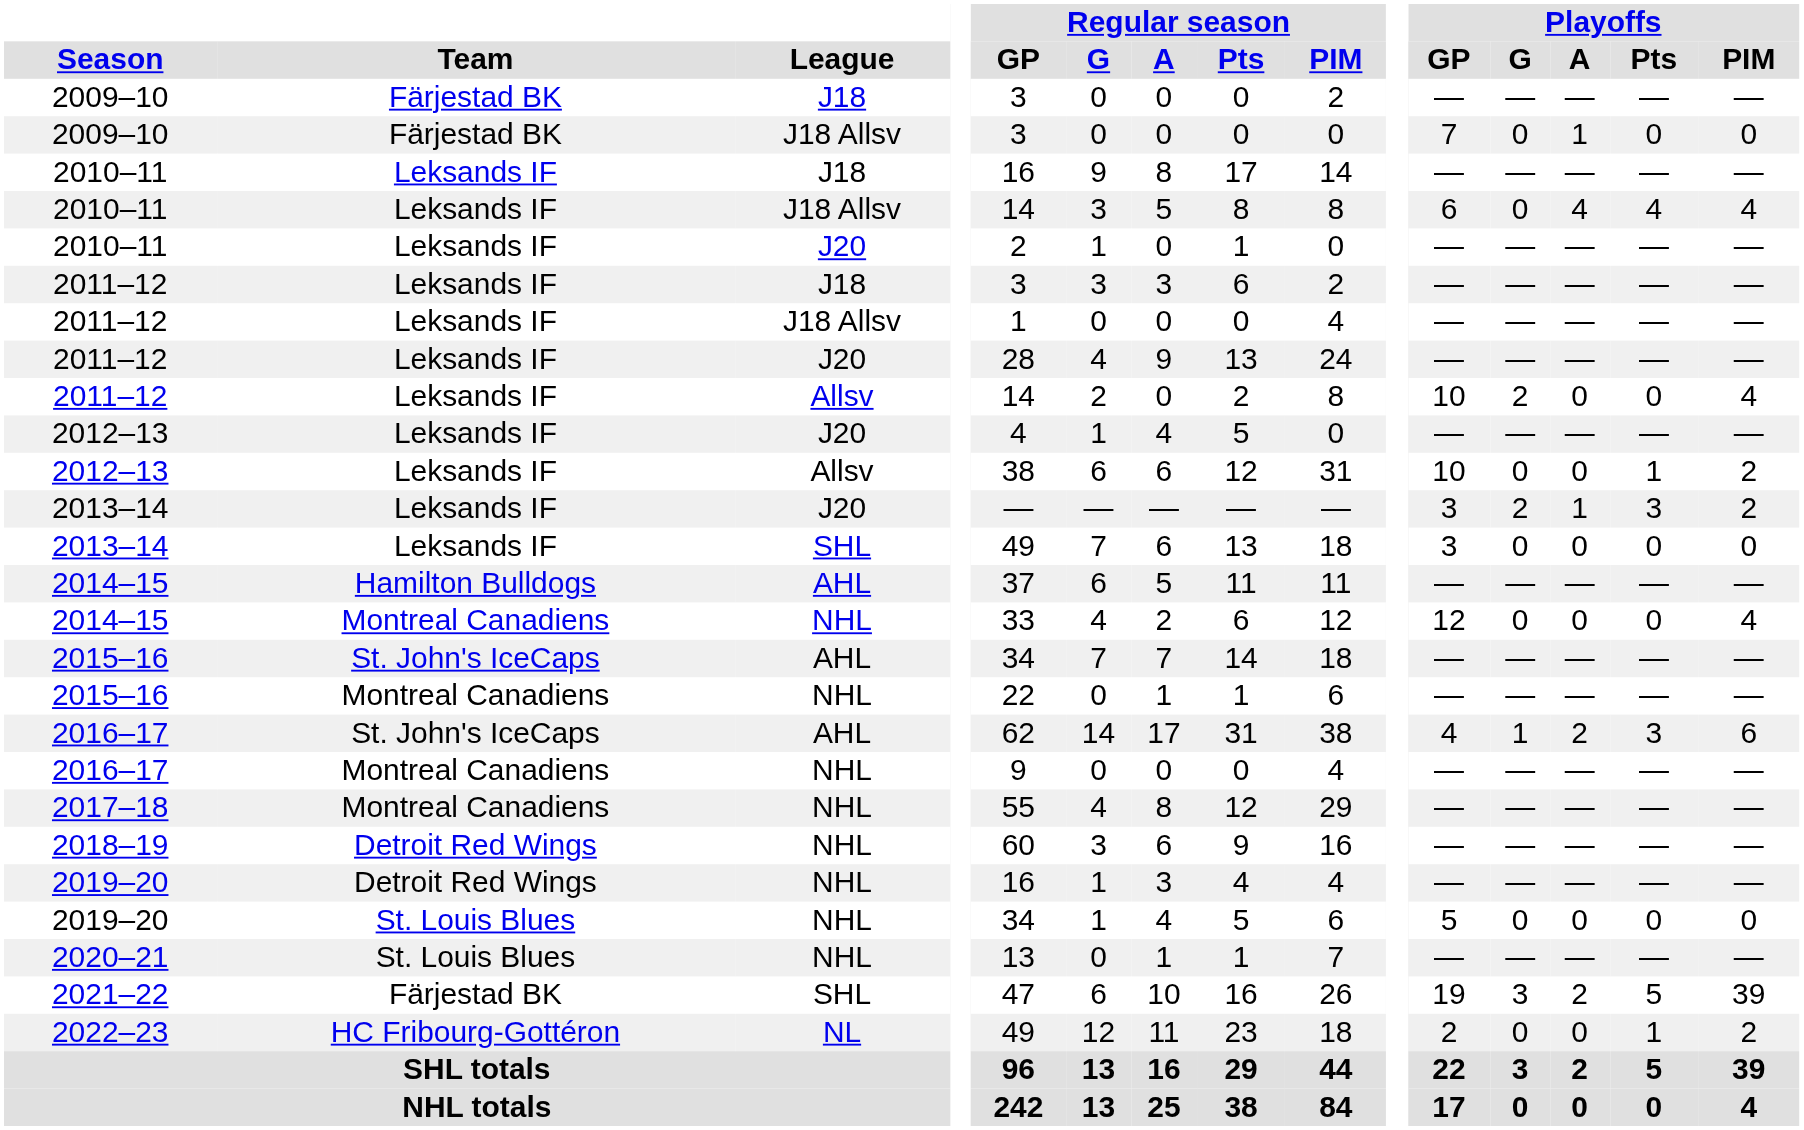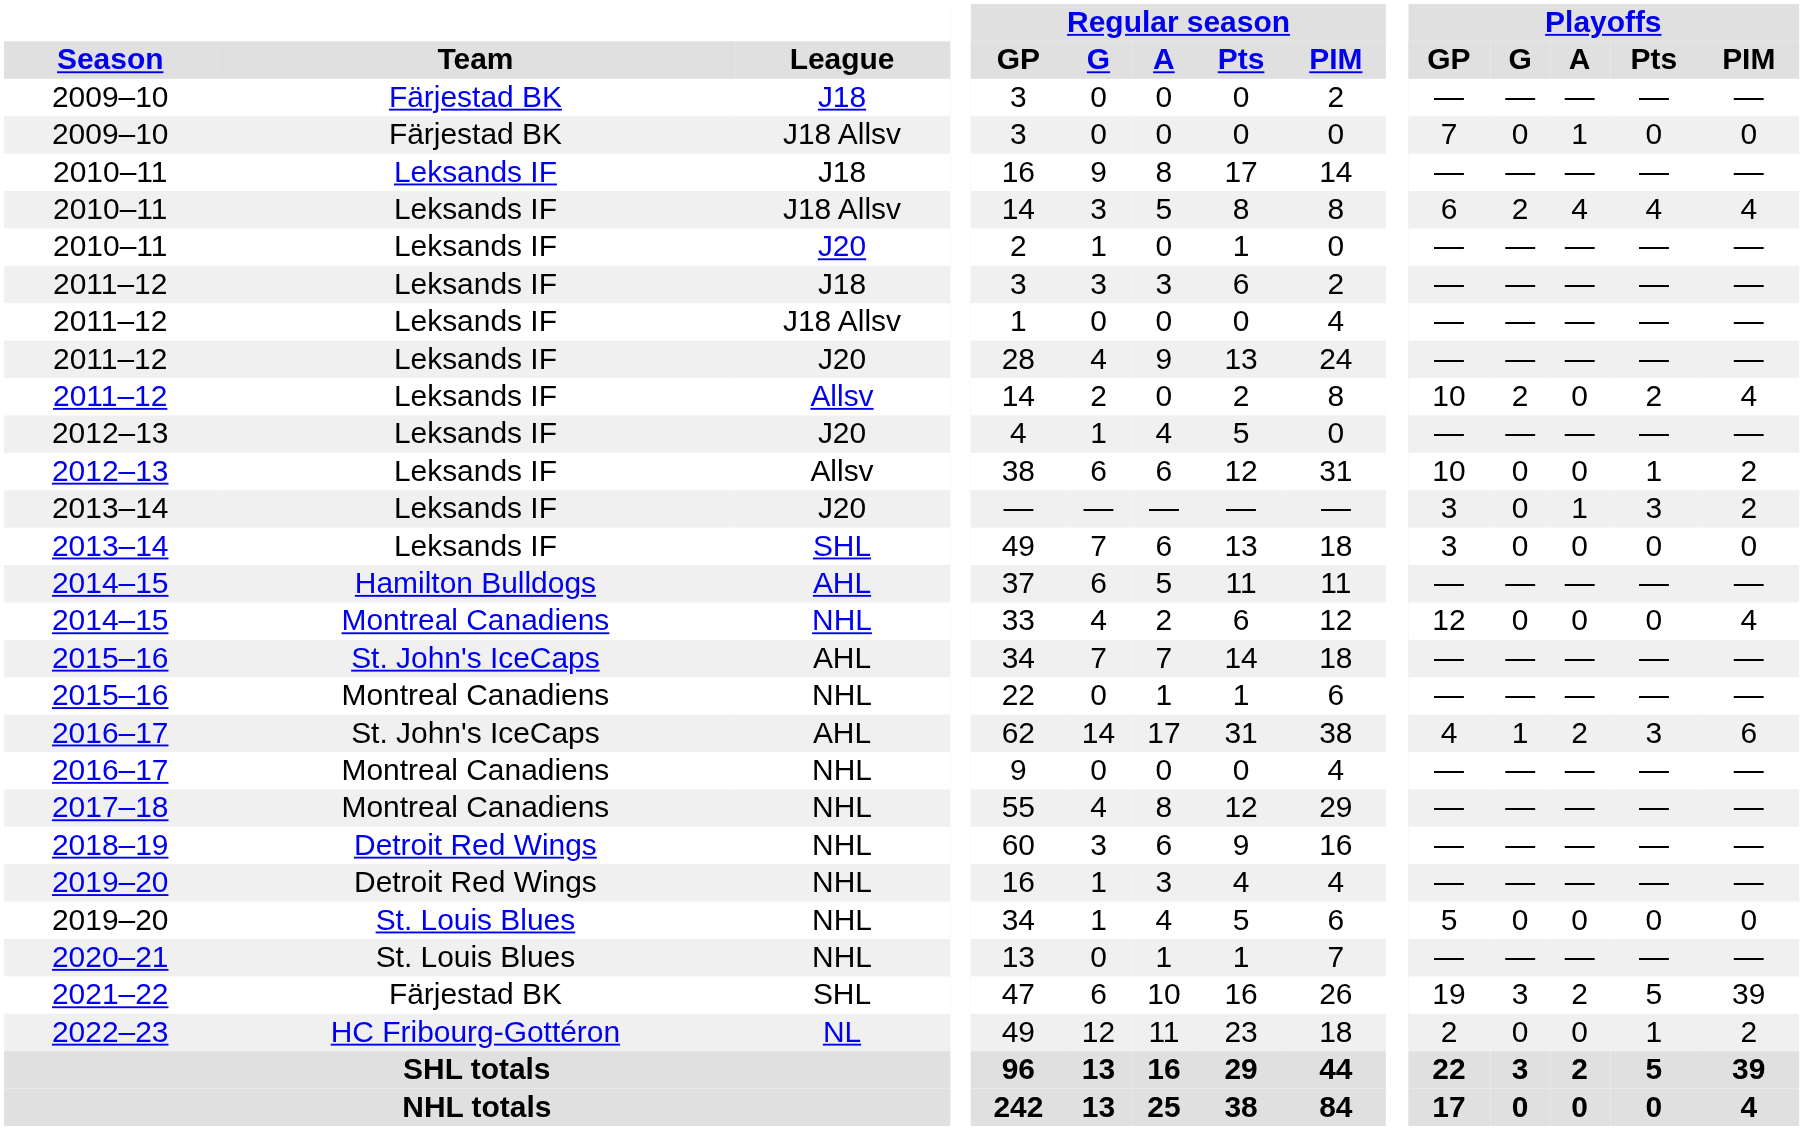(1520, 209) 0 -> (1520, 209) 2
(1654, 396) 0 -> (1654, 396) 2
(1520, 508) 2 -> (1520, 508) 0
